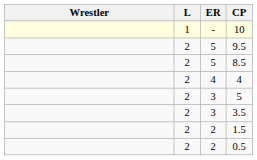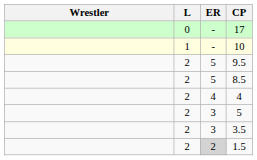+ row: (239, 29)
(213, 130) no background -> (213, 146) lightgrey background
- row: (239, 146)
